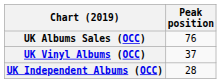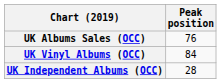(191, 55) 37 -> (191, 55) 84
